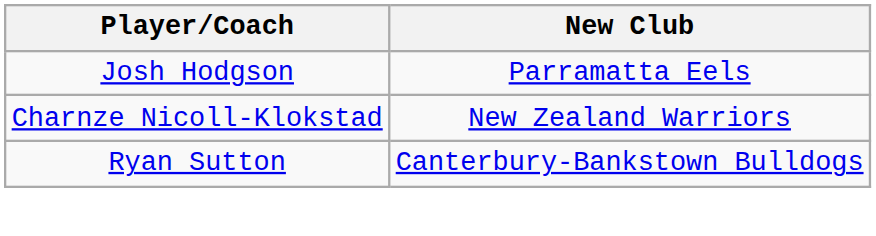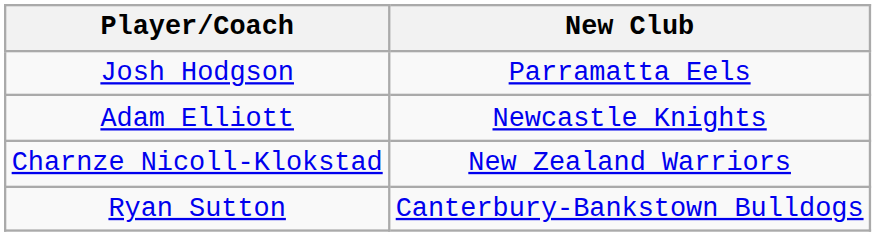+ row: (197, 118)
